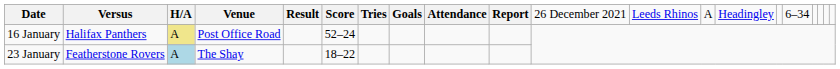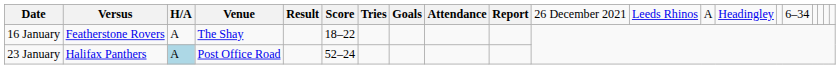(106, 34) Halifax Panthers -> (115, 34) Featherstone Rovers
(175, 34) khaki background -> (175, 34) no background
(239, 34) Post Office Road -> (221, 34) The Shay
(340, 34) 52–24 -> (340, 34) 18–22
(115, 54) Featherstone Rovers -> (106, 54) Halifax Panthers
(221, 54) The Shay -> (239, 54) Post Office Road
(340, 54) 18–22 -> (340, 54) 52–24
